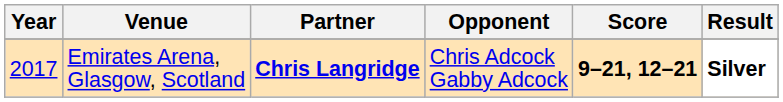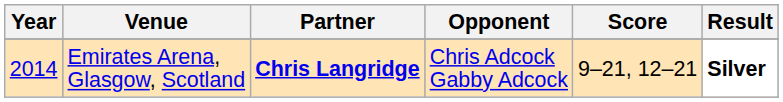(34, 68) 2017 -> (34, 68) 2014
(638, 68) bold -> (638, 68) normal
